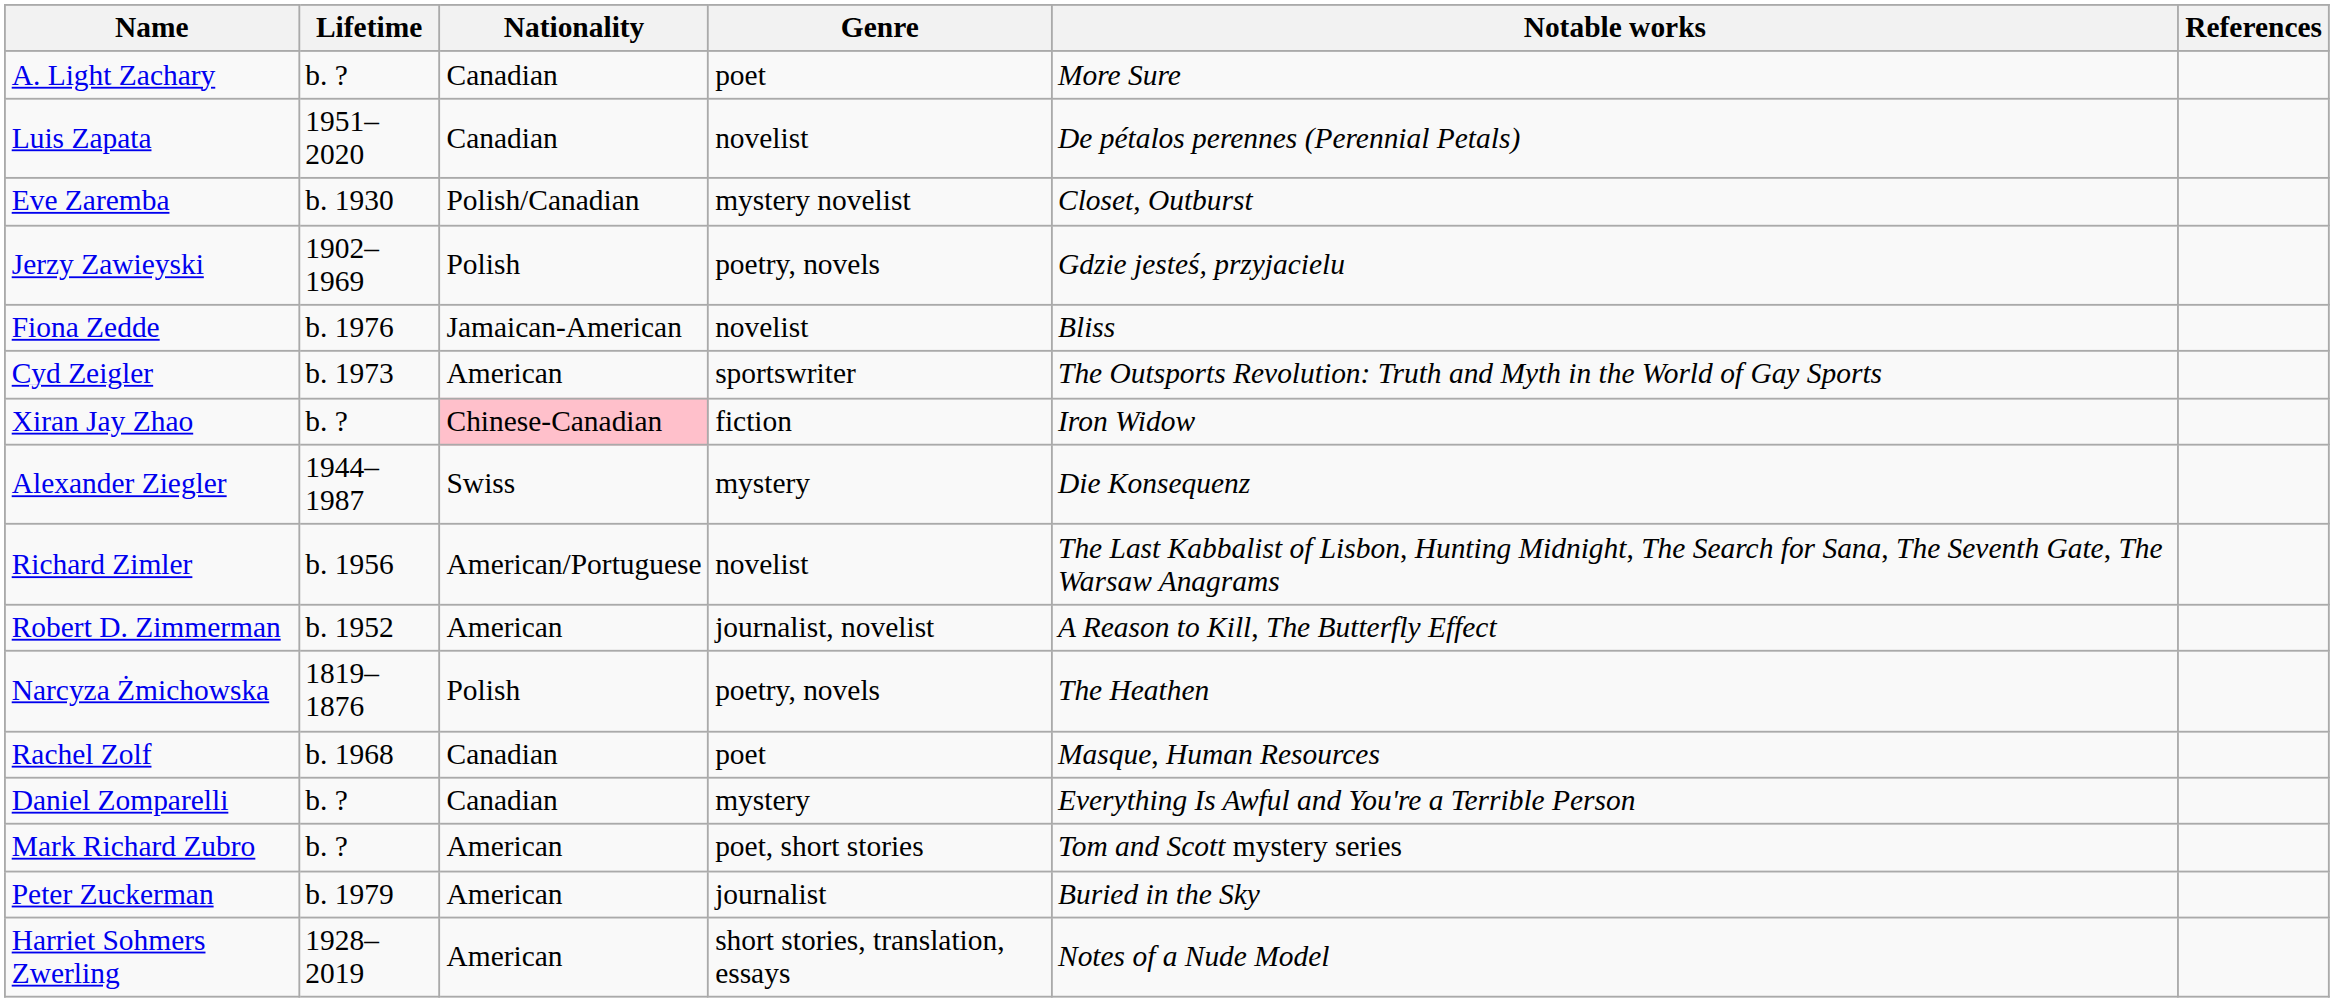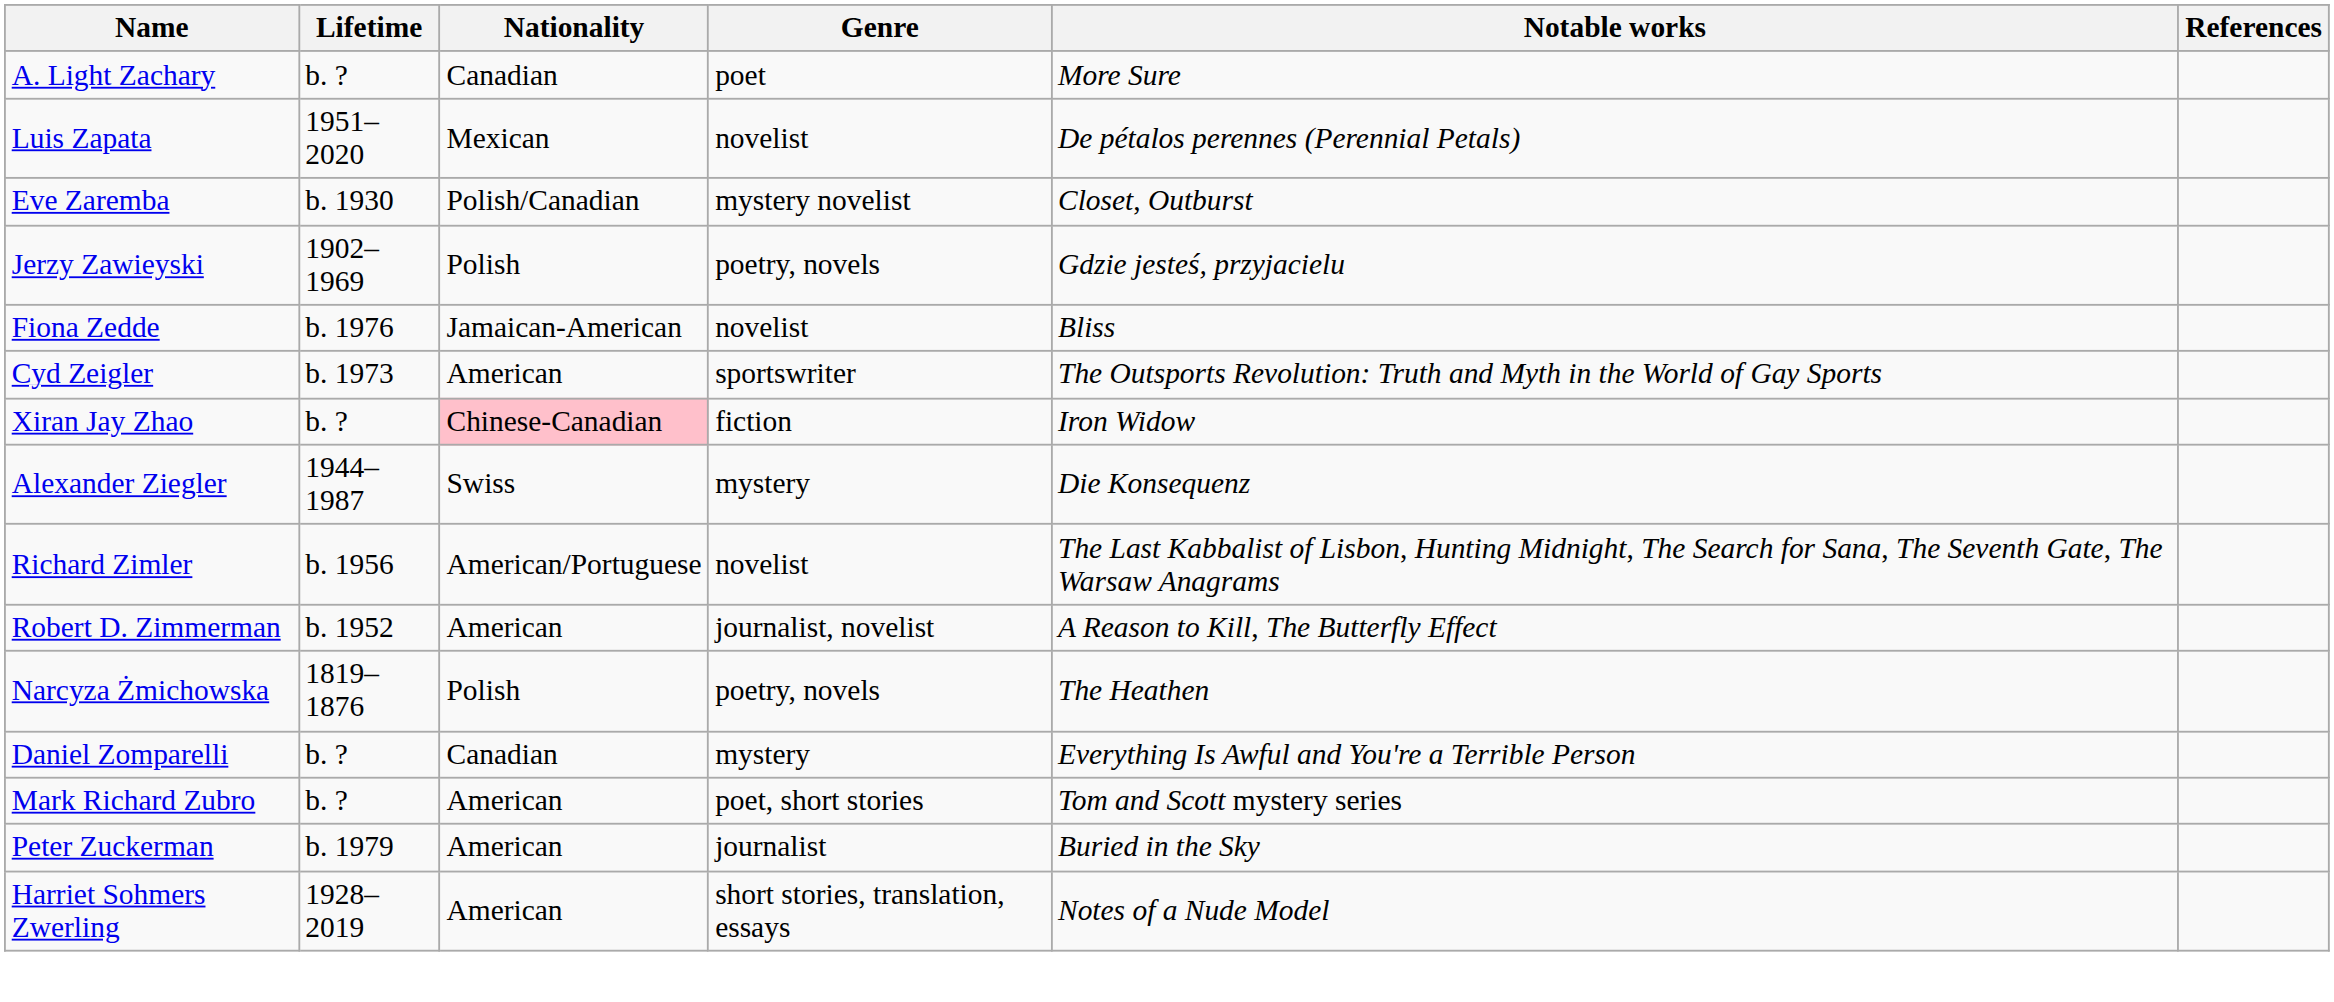(502, 137) Canadian -> (498, 137) Mexican
- row: (82, 753)
